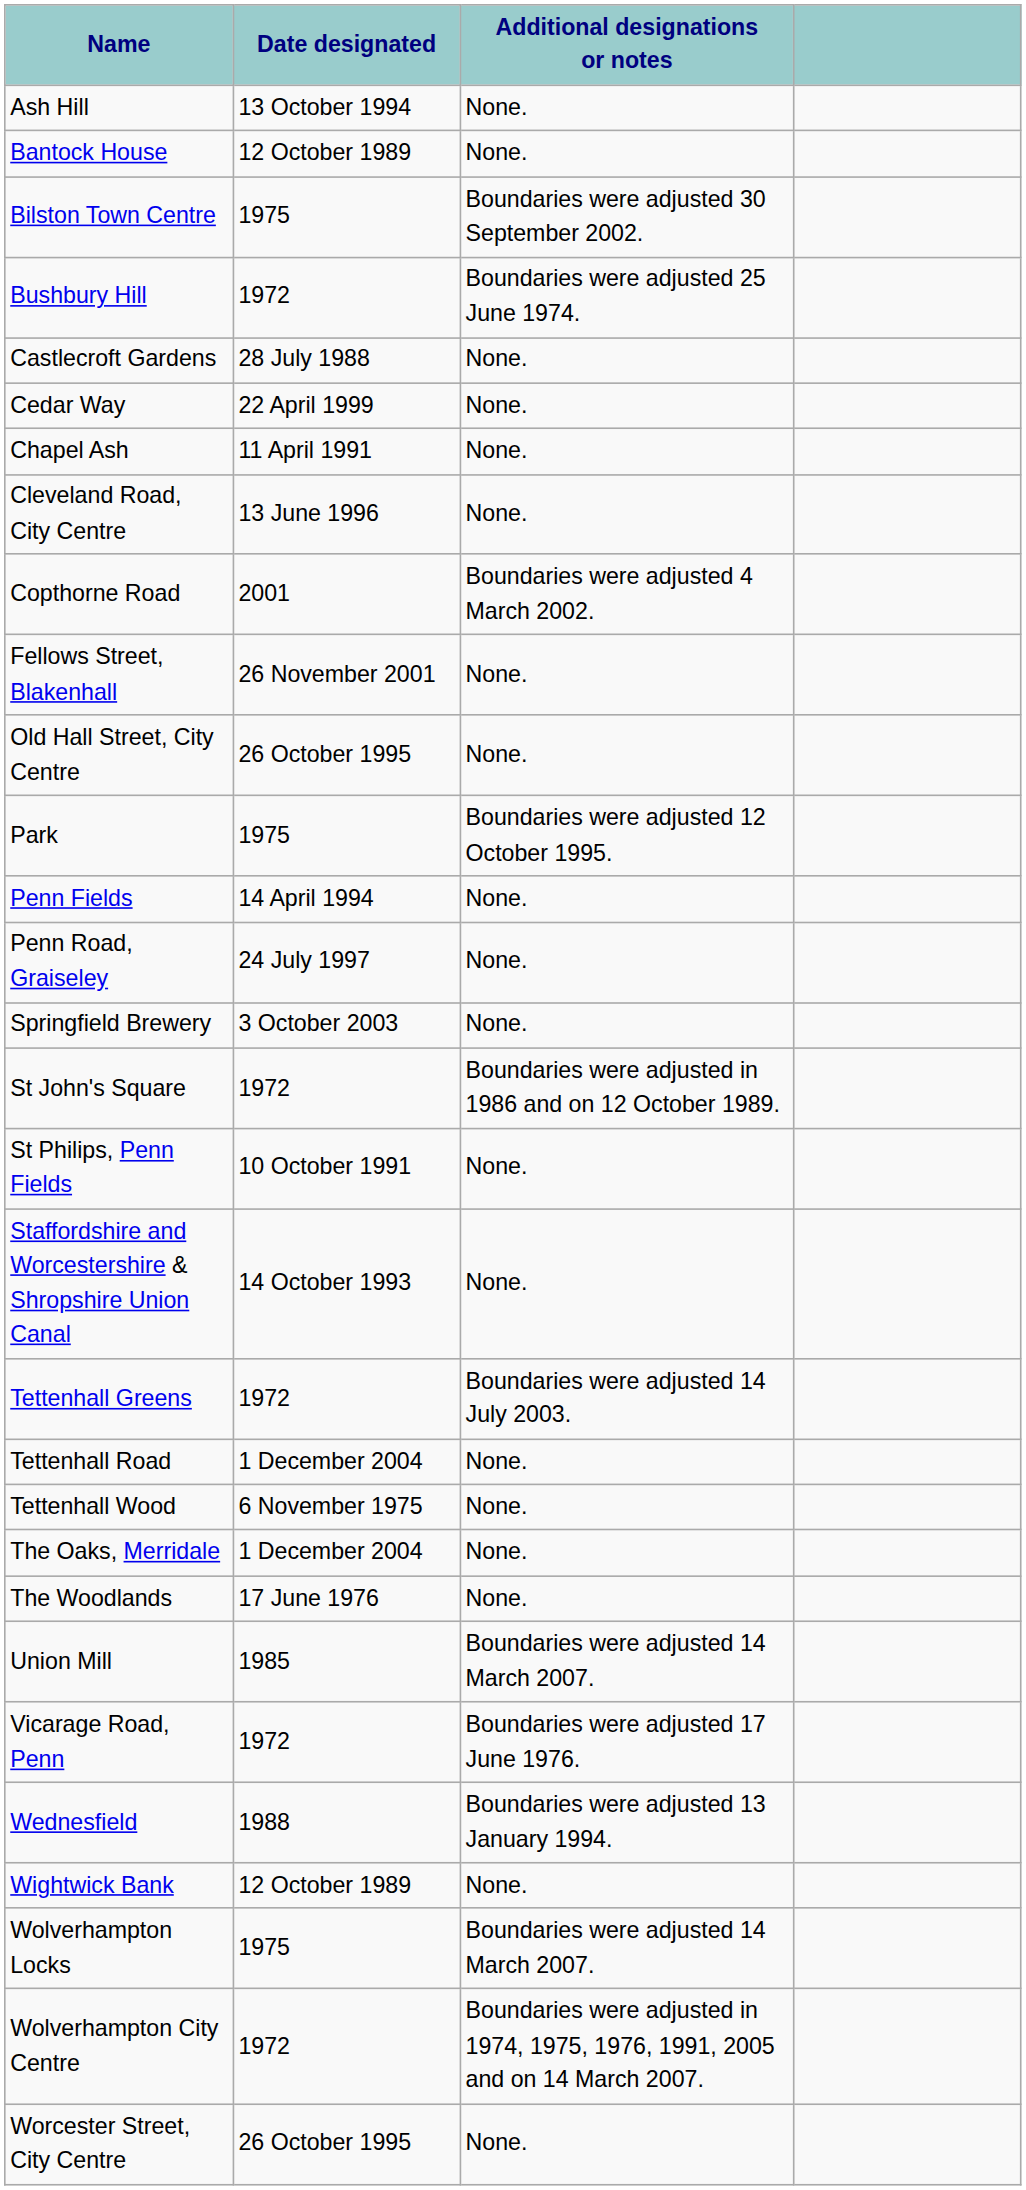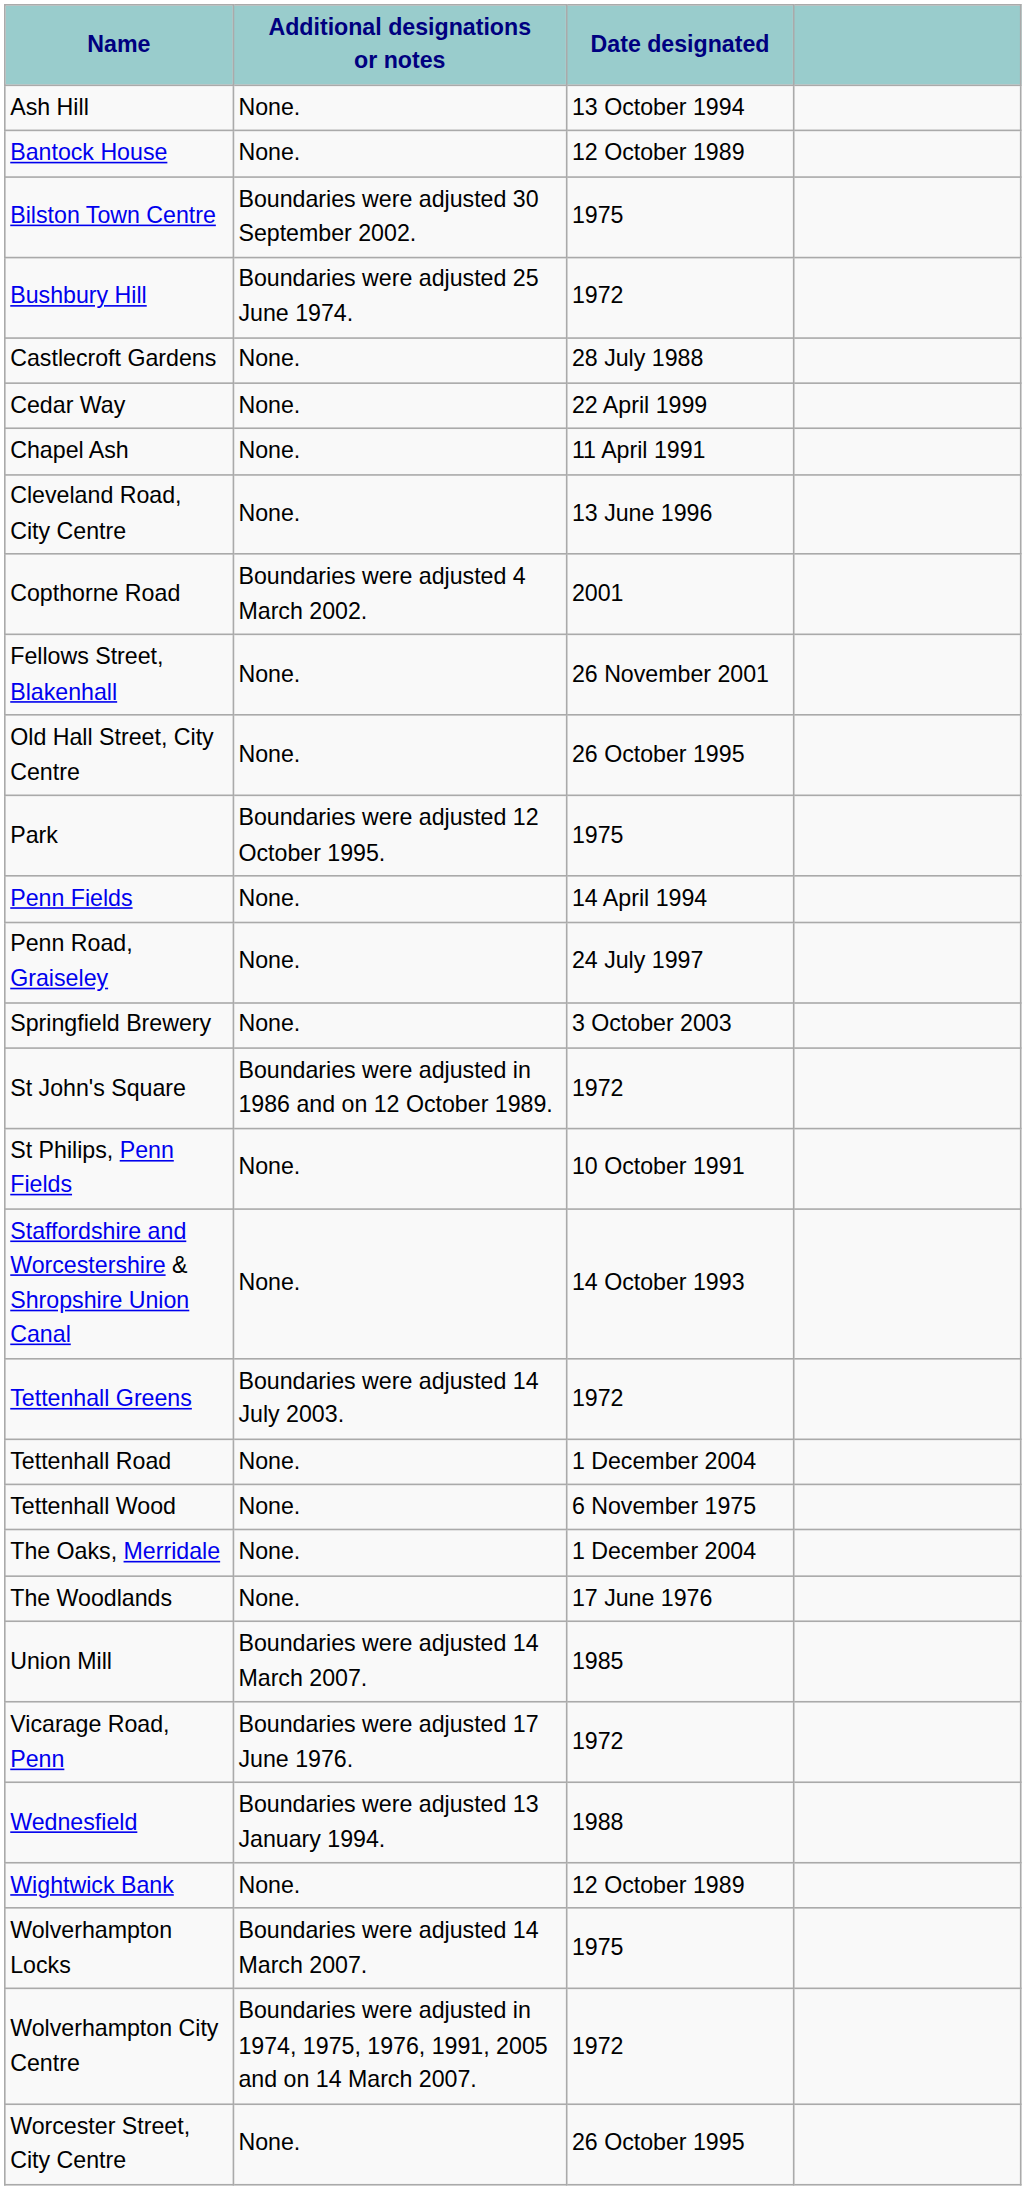columns swapped: (347, 44) <-> (627, 44)
